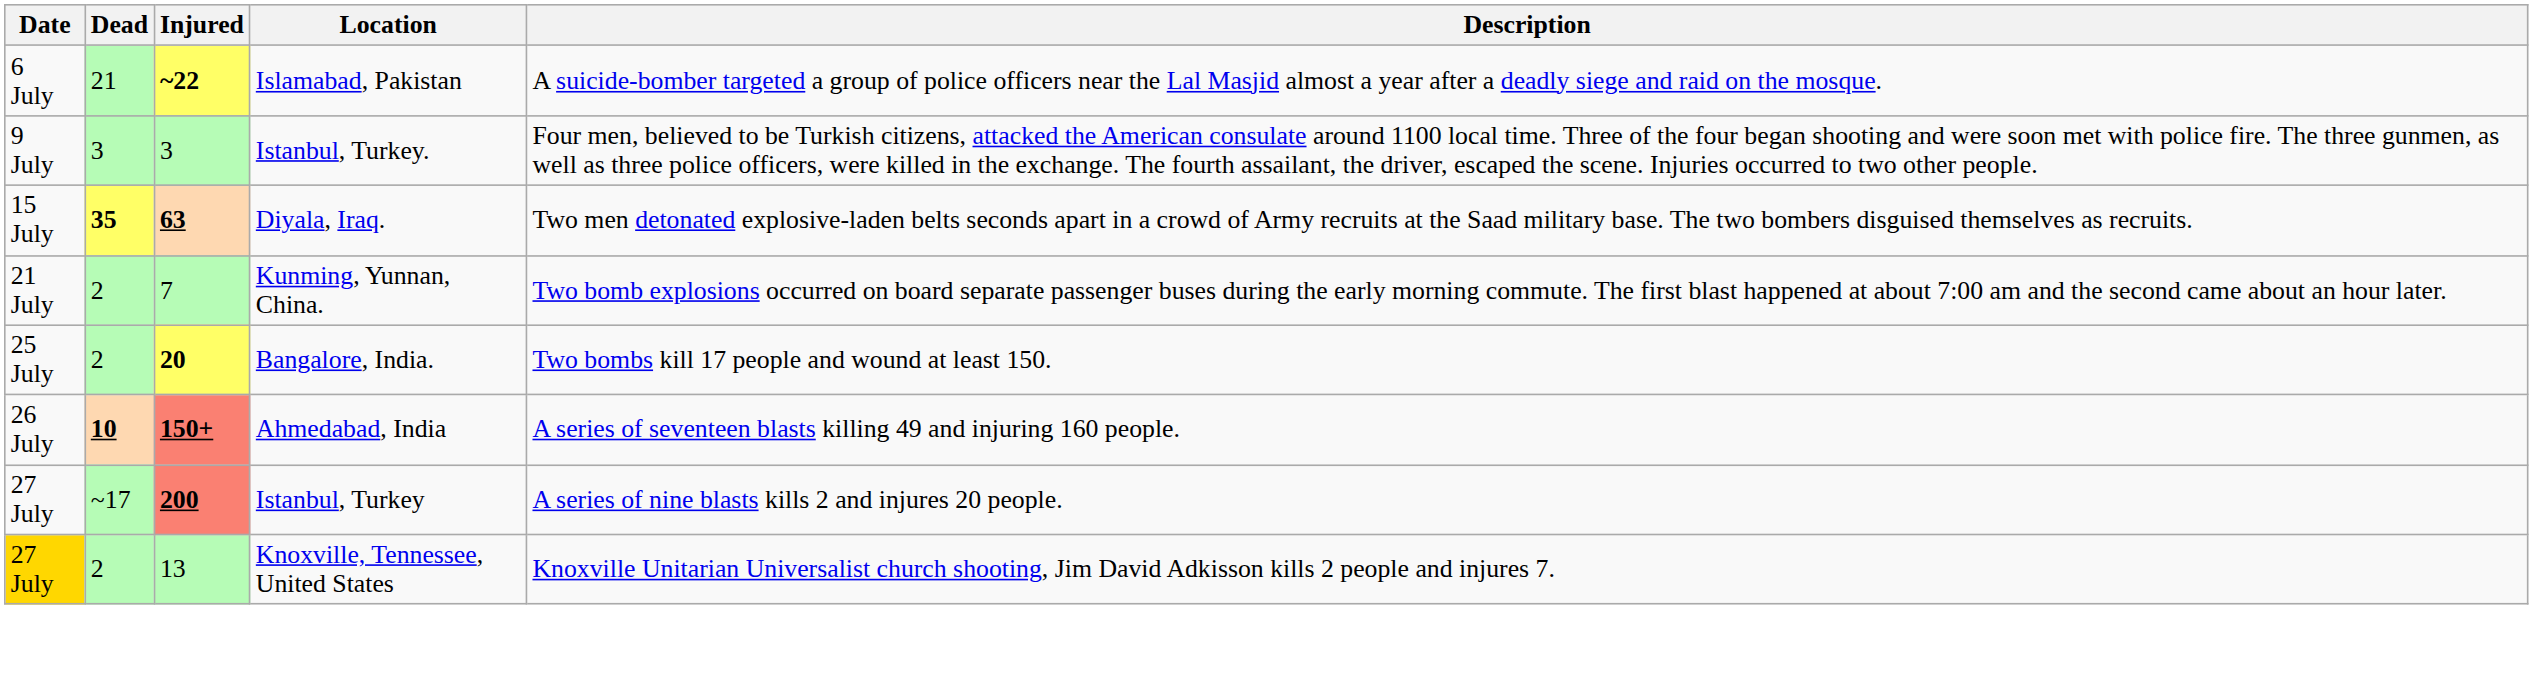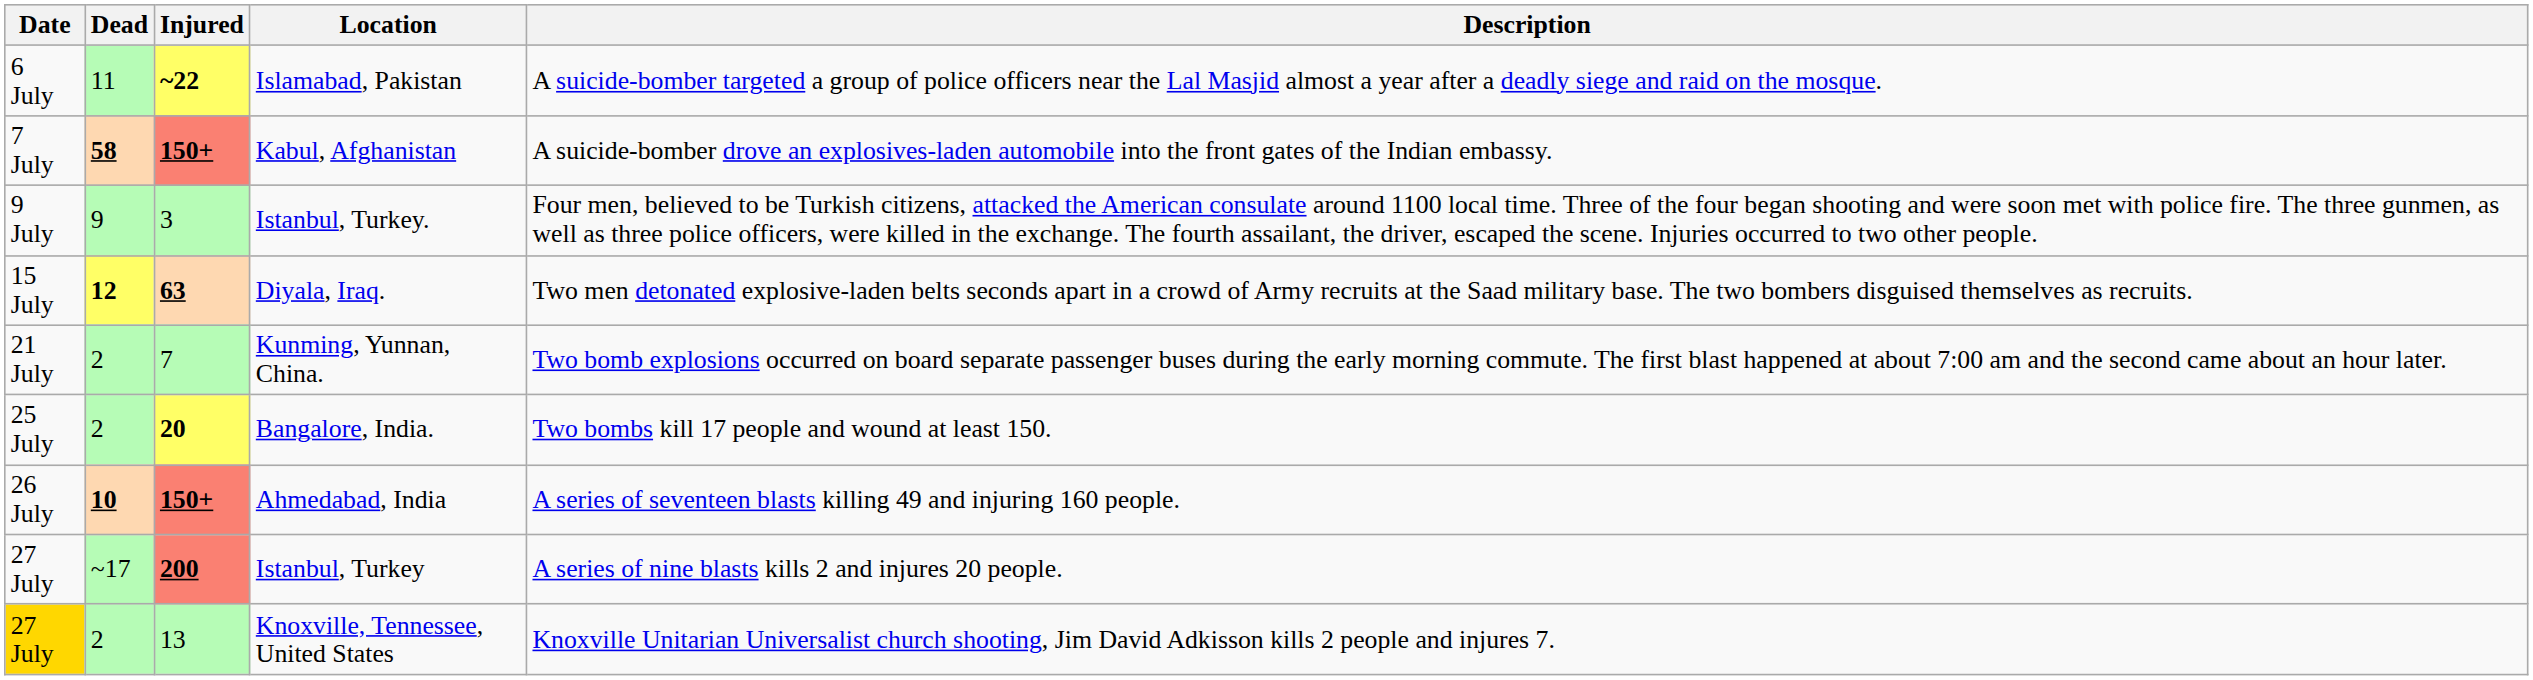(104, 80) 21 -> (103, 80) 11
+ row: (356, 150)
(97, 150) 3 -> (97, 219) 9
(104, 219) 35 -> (104, 289) 12
